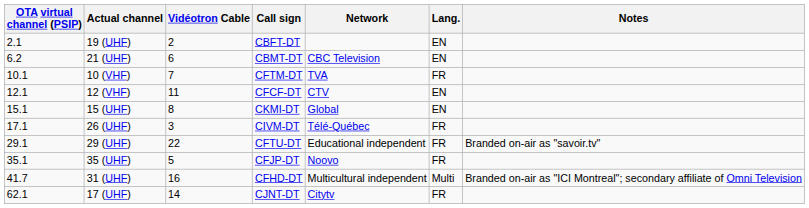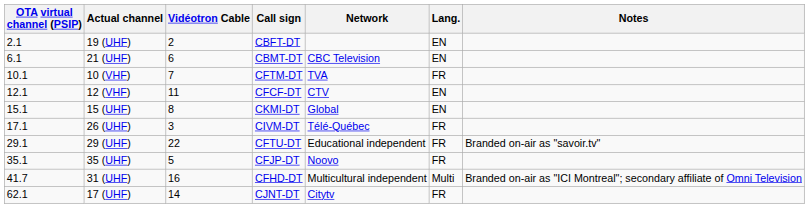(14, 59) 6.2 -> (14, 59) 6.1
